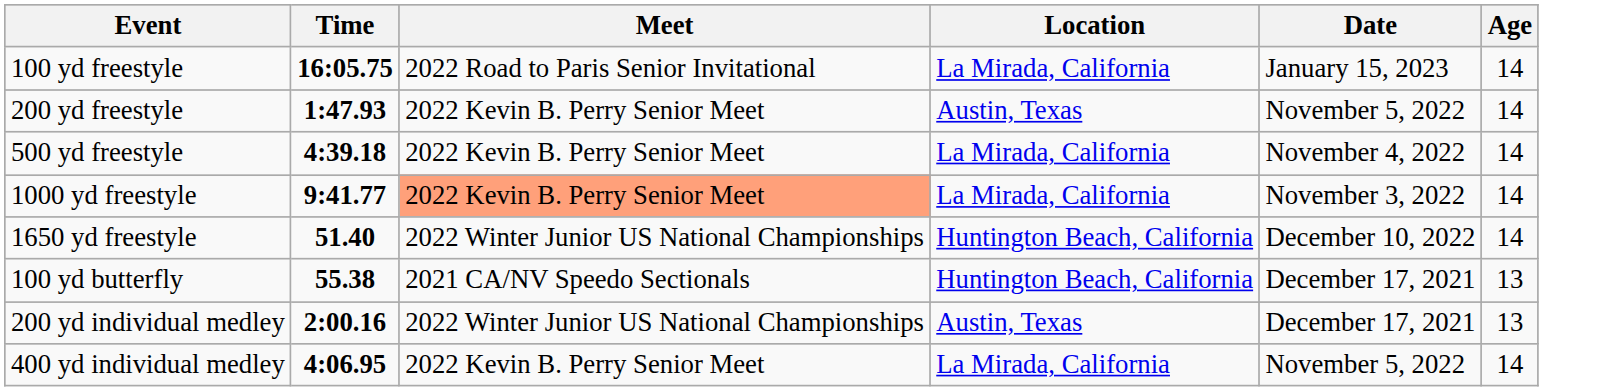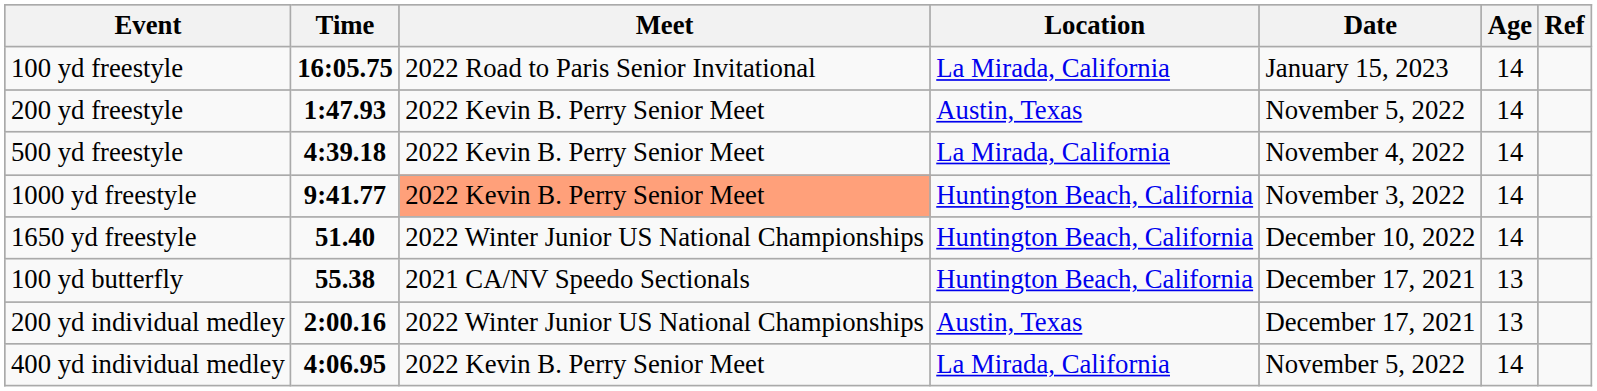+ column: (1565, 25)
(1053, 195) La Mirada, California -> (1095, 195) Huntington Beach, California
